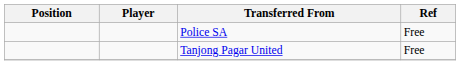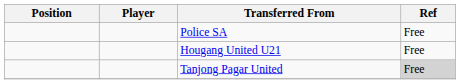+ row: (230, 50)
(414, 50) no background -> (414, 69) lightgrey background
